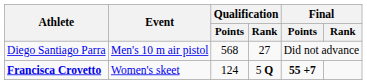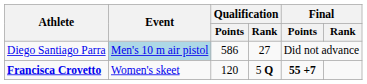(160, 51) no background -> (160, 51) lightblue background
(230, 51) 568 -> (230, 51) 586
(230, 70) 124 -> (230, 70) 120
